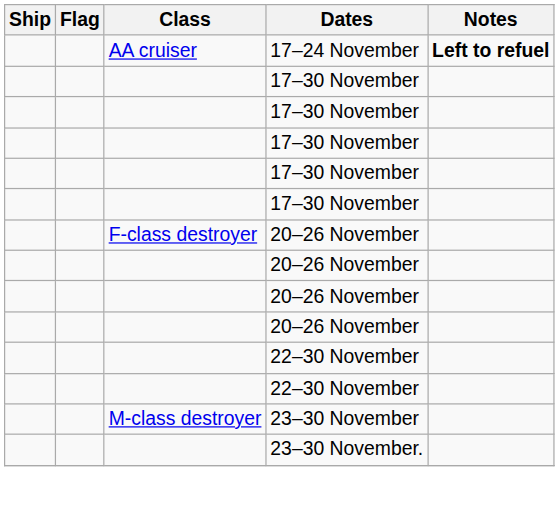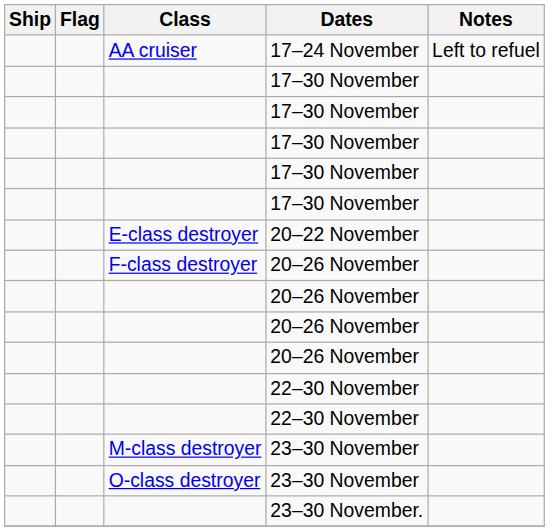(491, 50) bold -> (486, 50) normal
+ row: (183, 234)
+ row: (185, 480)
